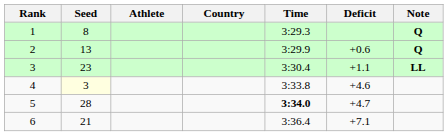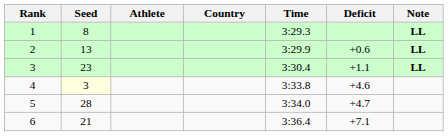(418, 31) Q -> (418, 31) LL
(418, 49) Q -> (418, 49) LL
(296, 103) bold -> (296, 103) normal
